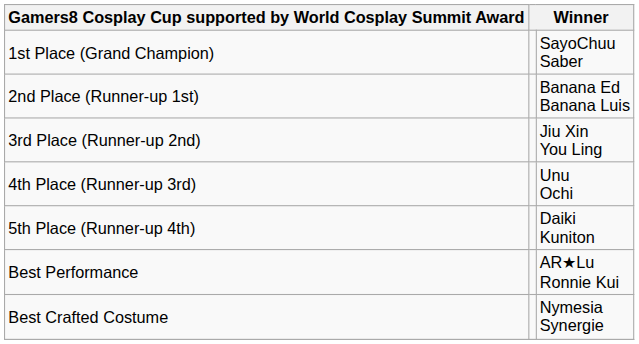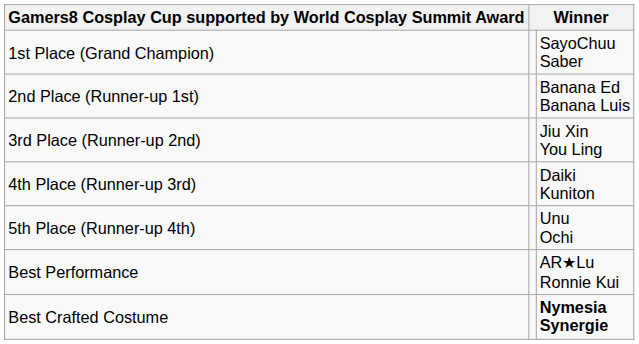(556, 184) Unu Ochi -> (567, 184) Daiki Kuniton
(567, 228) Daiki Kuniton -> (556, 228) Unu Ochi
(572, 317) normal -> (574, 317) bold
